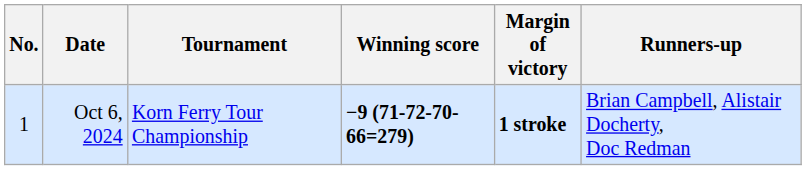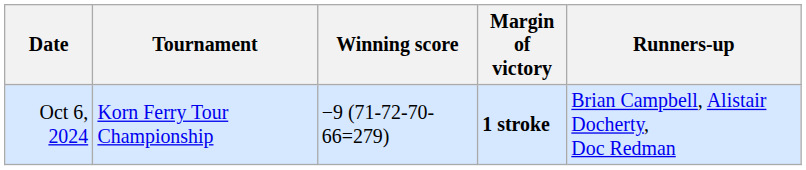- column: (24, 44)
(402, 124) bold -> (378, 124) normal
